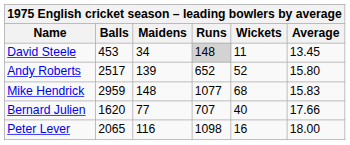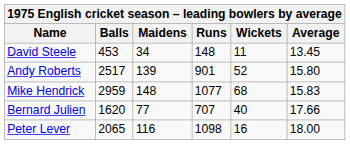(205, 52) lightgrey background -> (205, 52) no background
(205, 71) 652 -> (205, 71) 901
